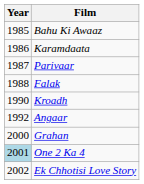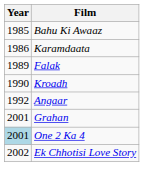- row: (54, 65)
(18, 83) 1988 -> (18, 65) 1989
(18, 135) 2000 -> (18, 118) 2001
